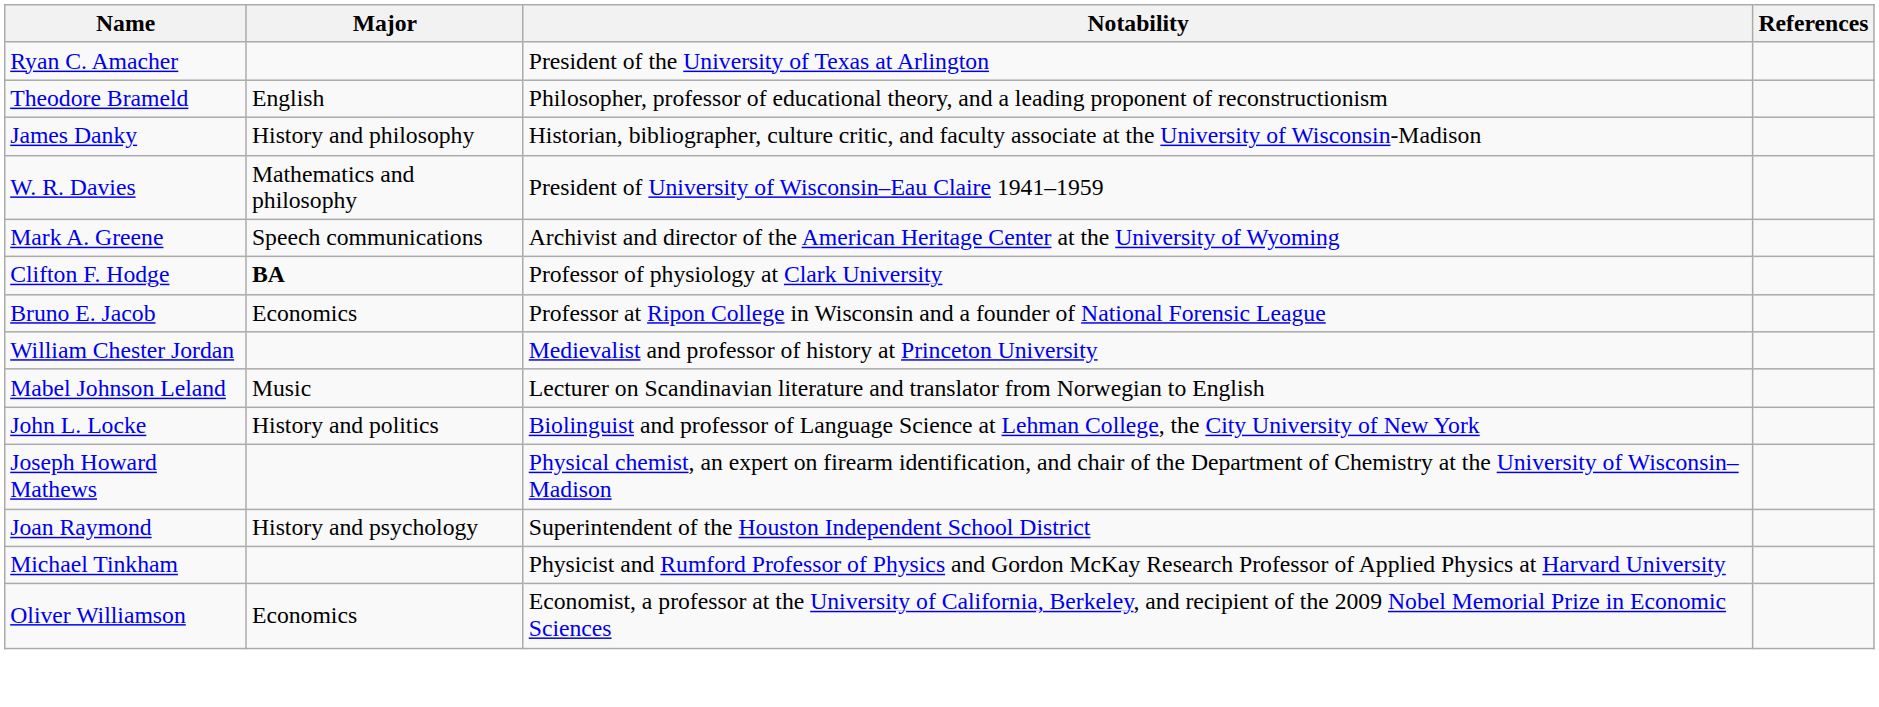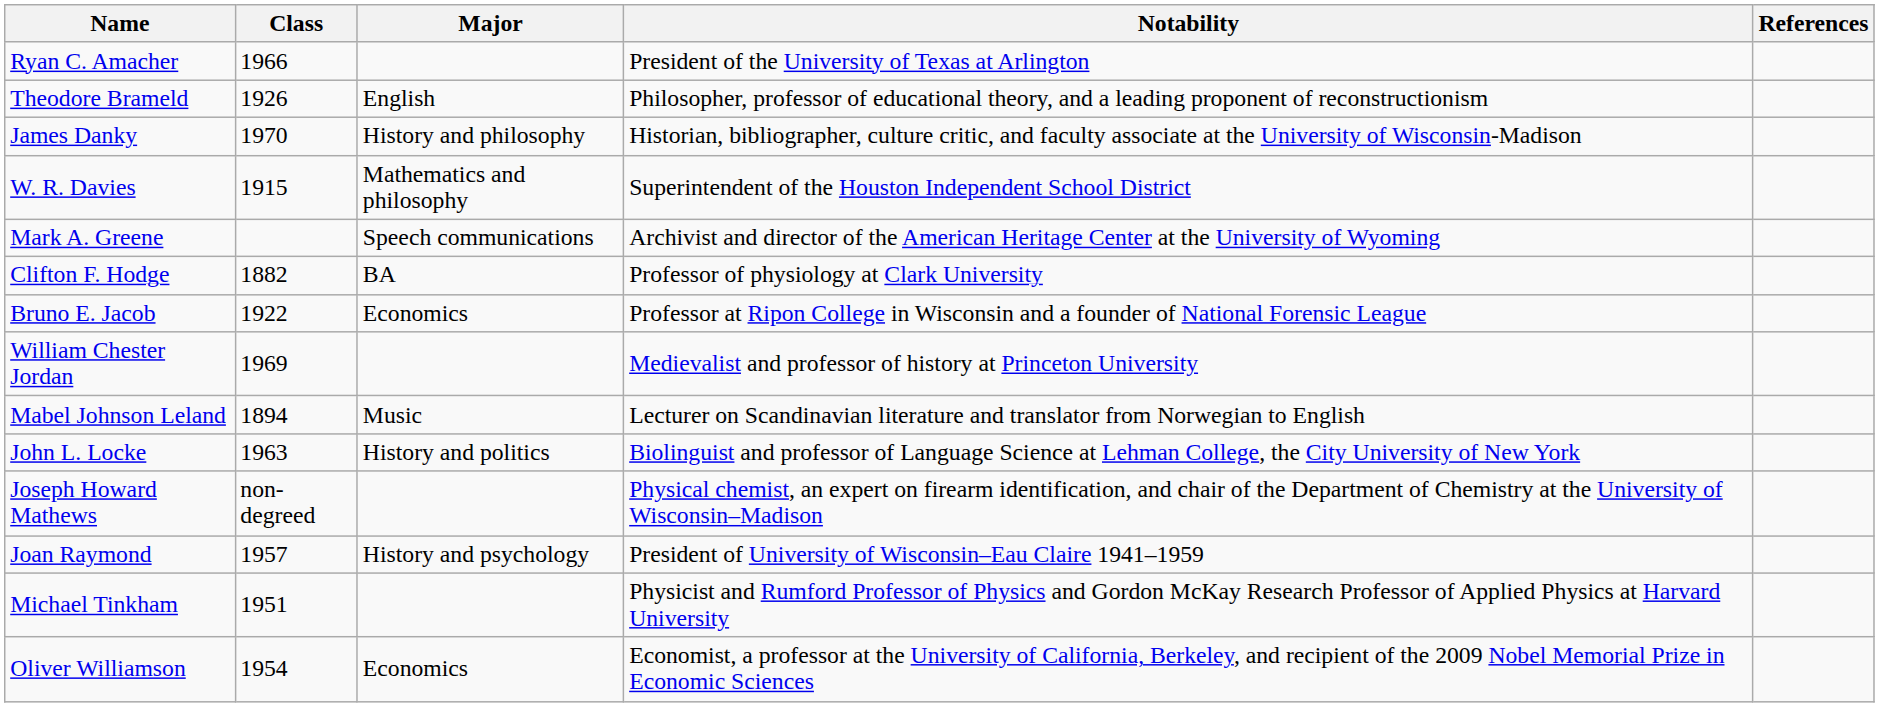+ column: (296, 23)
(816, 186) President of University of Wisconsin–Eau Claire 1941–1959 -> (910, 186) Superintendent of the Houston Independent School District
(268, 275) bold -> (379, 275) normal
(810, 527) Superintendent of the Houston Independent School District -> (917, 553) President of University of Wisconsin–Eau Claire 1941–1959
